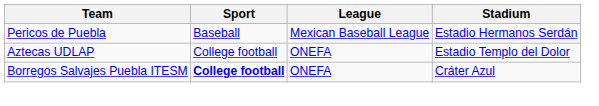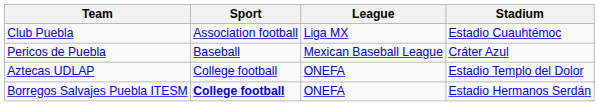+ row: (40, 33)
(506, 33) Estadio Hermanos Serdán -> (479, 52) Cráter Azul
(465, 71) Cráter Azul -> (520, 91) Estadio Hermanos Serdán
